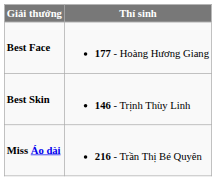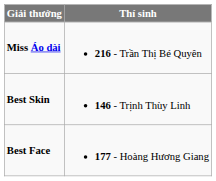rows swapped: (34, 150) <-> (29, 47)
